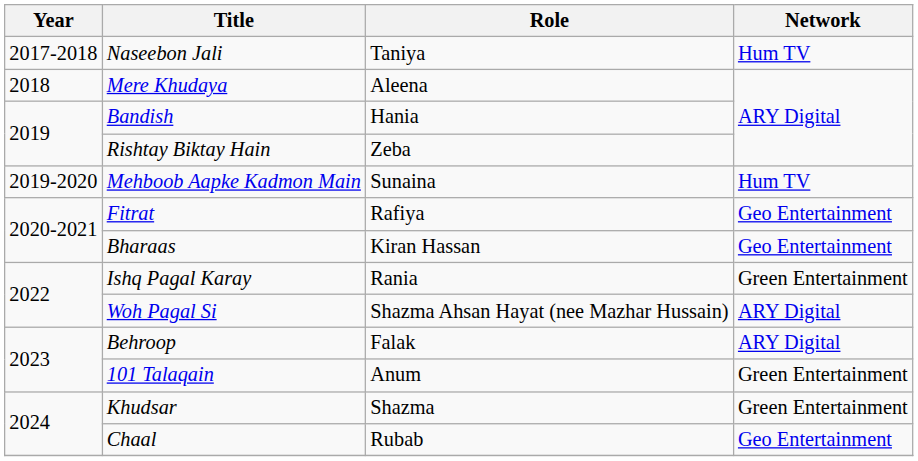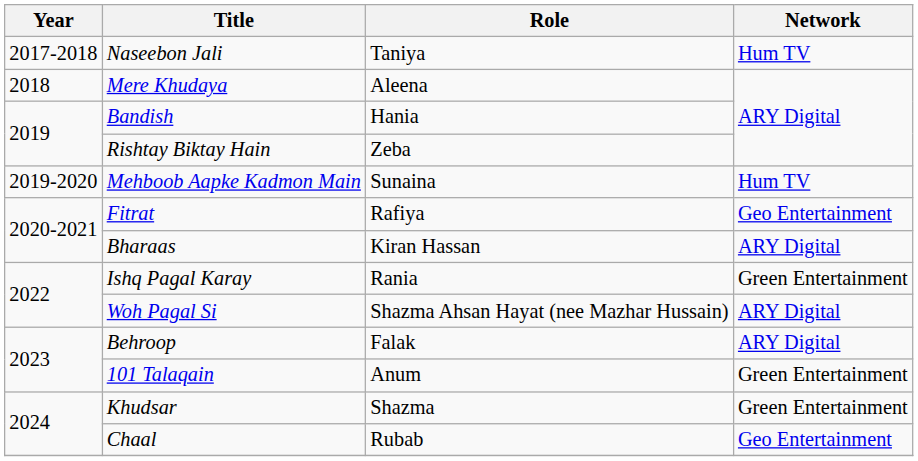(815, 246) Geo Entertainment -> (789, 246) ARY Digital
